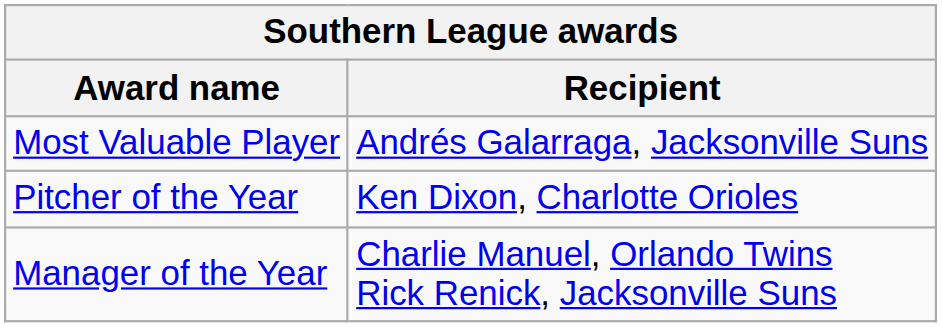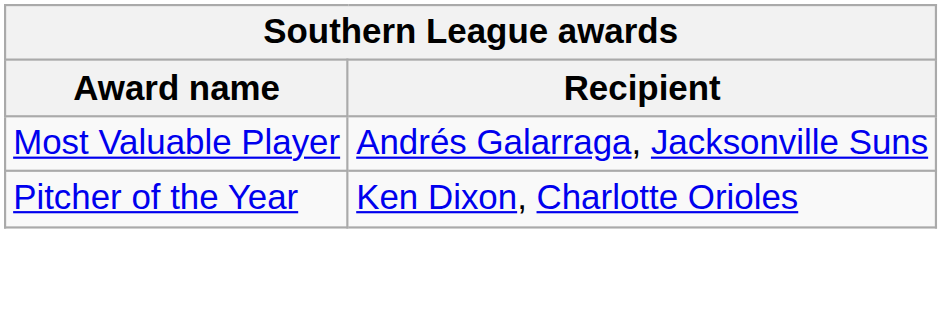- row: (170, 273)
